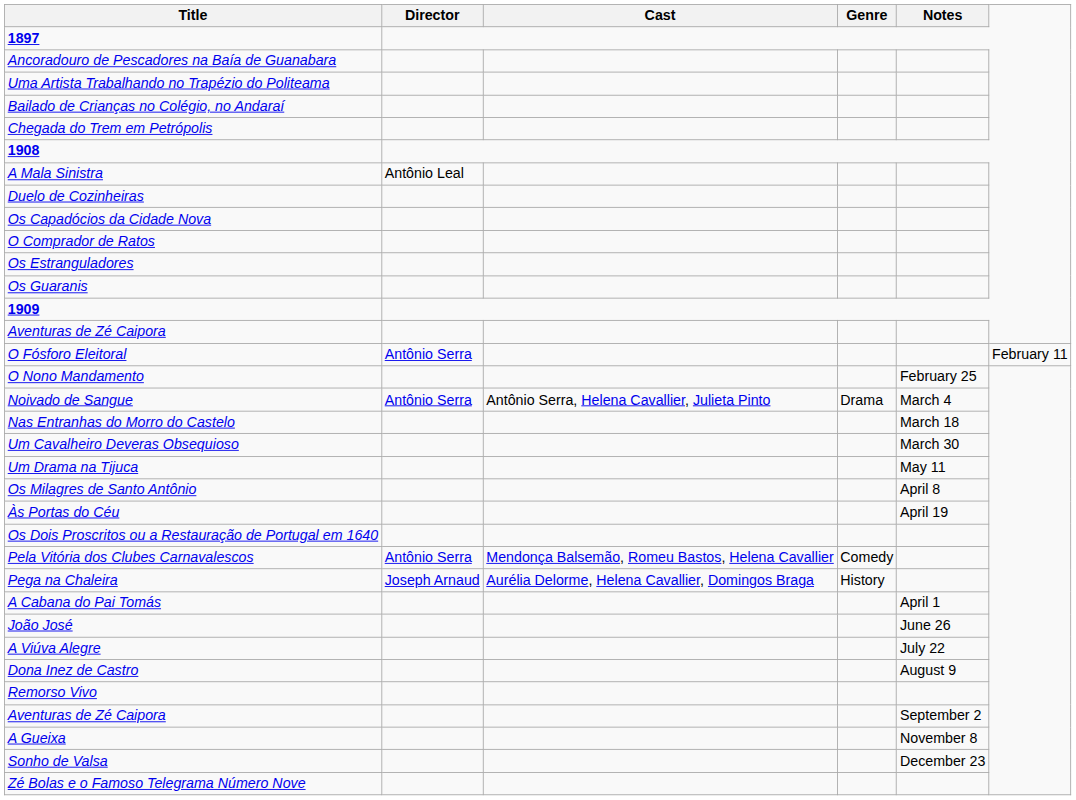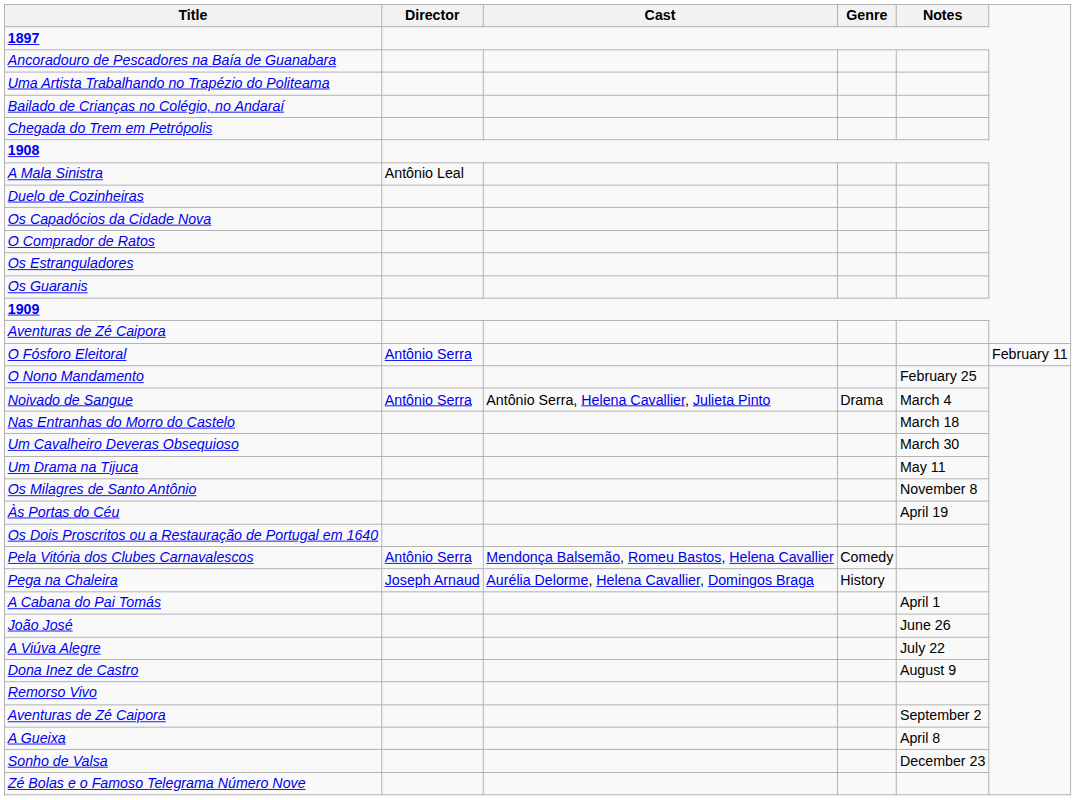(920, 490) April 8 -> (939, 490) November 8
(939, 738) November 8 -> (920, 738) April 8
